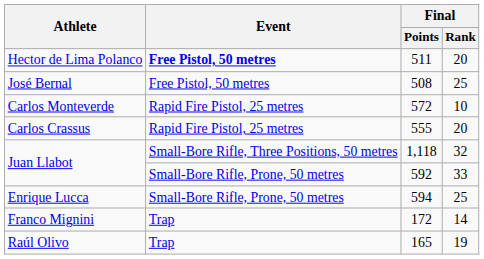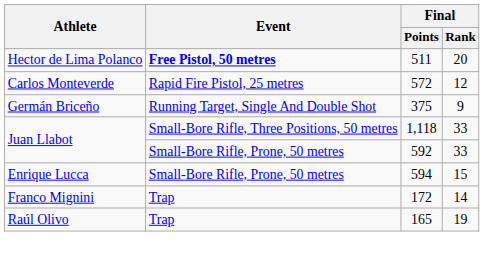- row: (40, 83)
(460, 106) 10 -> (460, 83) 12
- row: (49, 129)
+ row: (54, 106)
(460, 151) 32 -> (460, 129) 33
(460, 197) 25 -> (460, 174) 15
